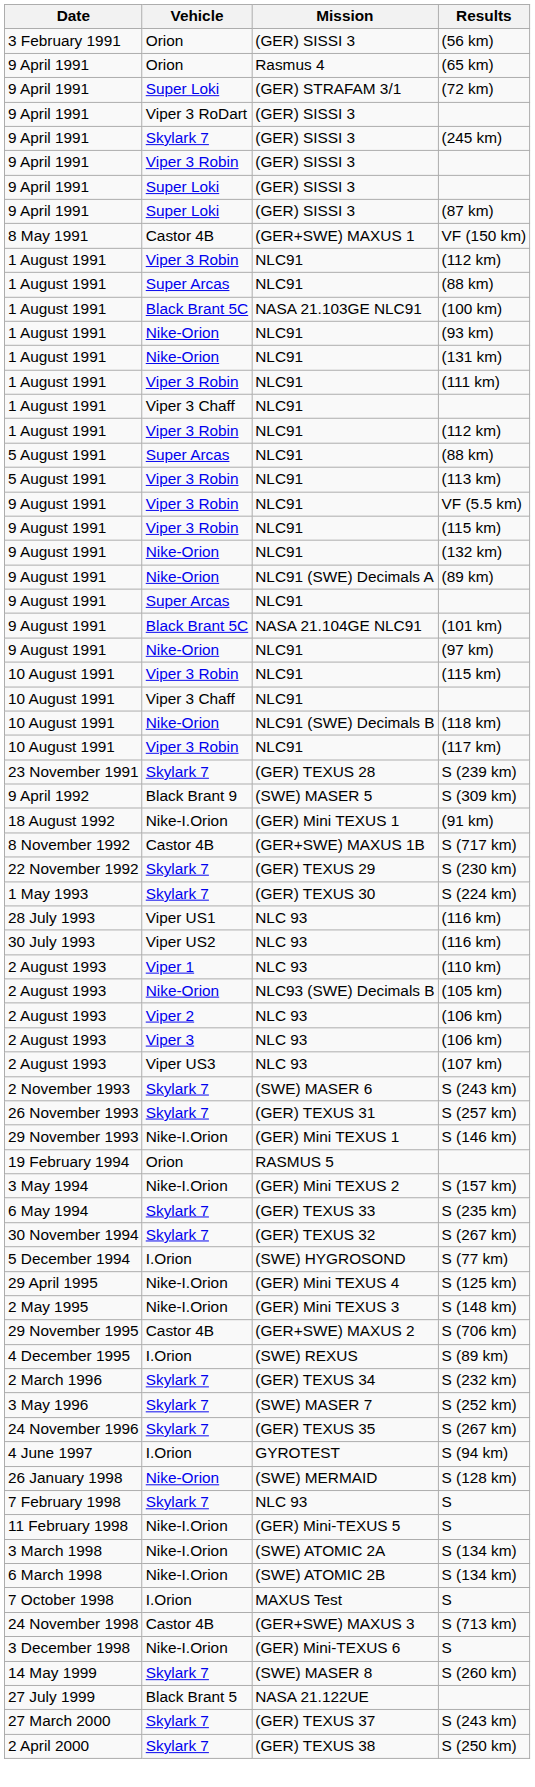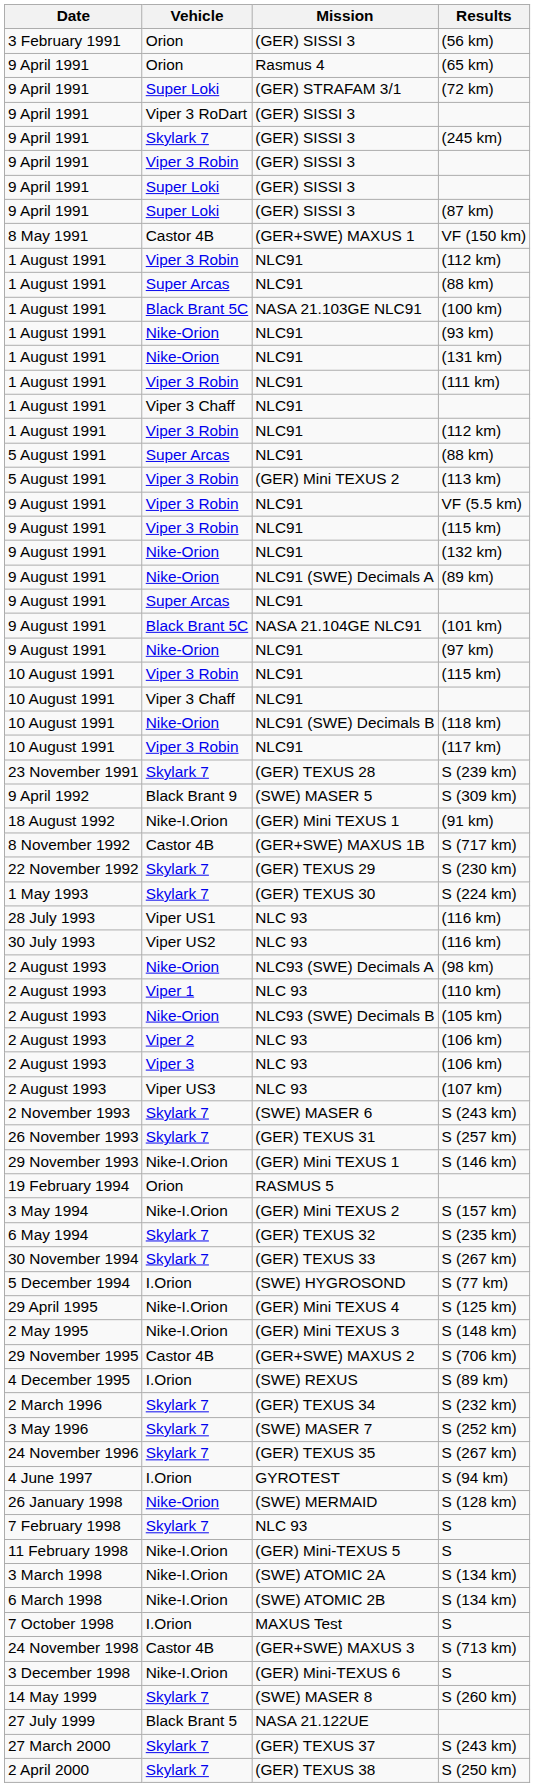(279, 479) NLC91 -> (327, 479) (GER) Mini TEXUS 2
+ row: (57, 966)
(315, 1210) (GER) TEXUS 33 -> (315, 1234) (GER) TEXUS 32
(315, 1234) (GER) TEXUS 32 -> (315, 1259) (GER) TEXUS 33
